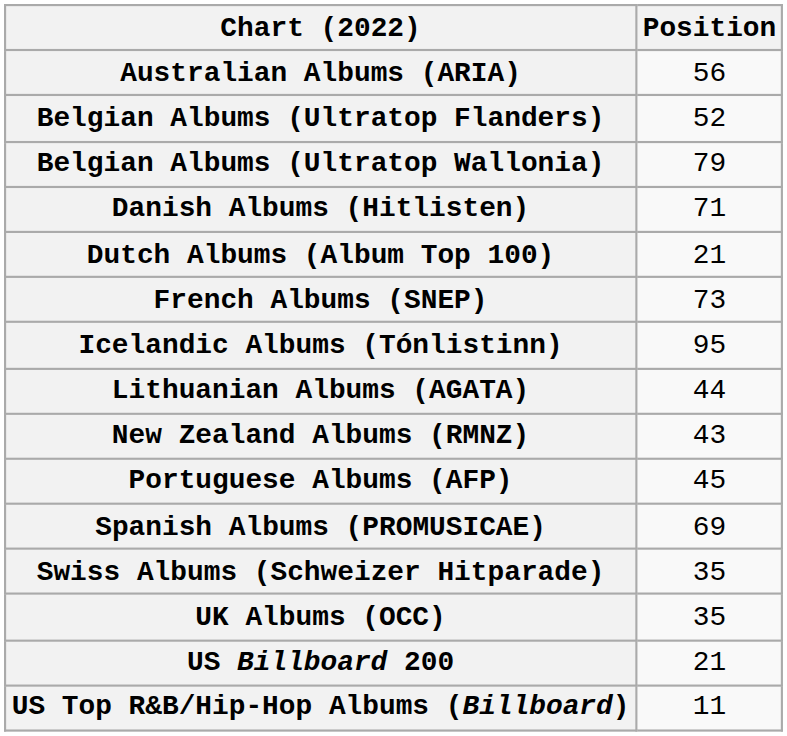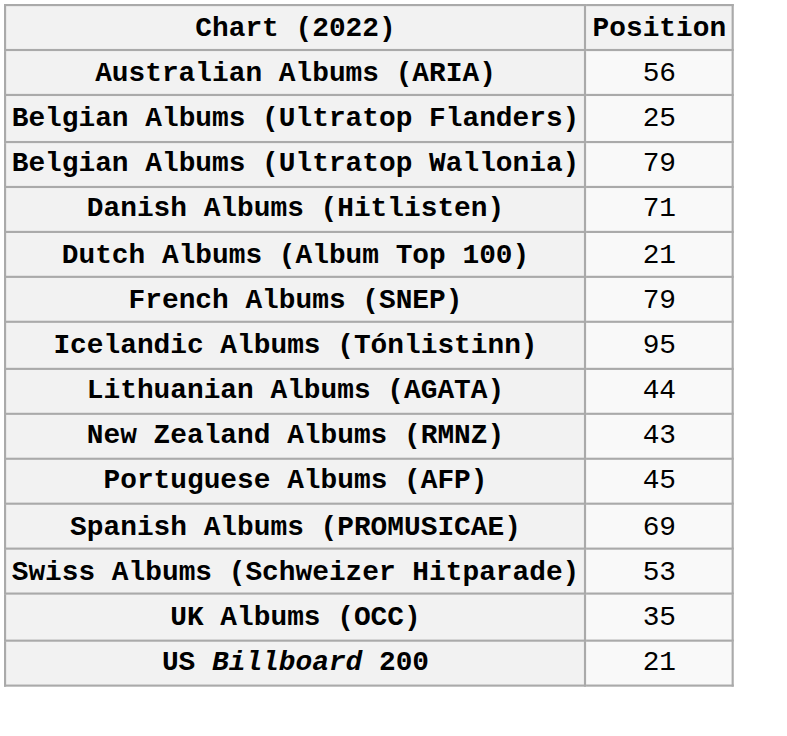(709, 118) 52 -> (659, 118) 25
(709, 300) 73 -> (659, 300) 79
(709, 572) 35 -> (659, 572) 53
- row: (321, 708)
